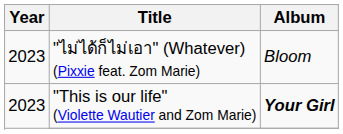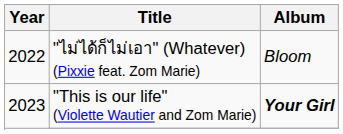(27, 57) 2023 -> (27, 57) 2022
